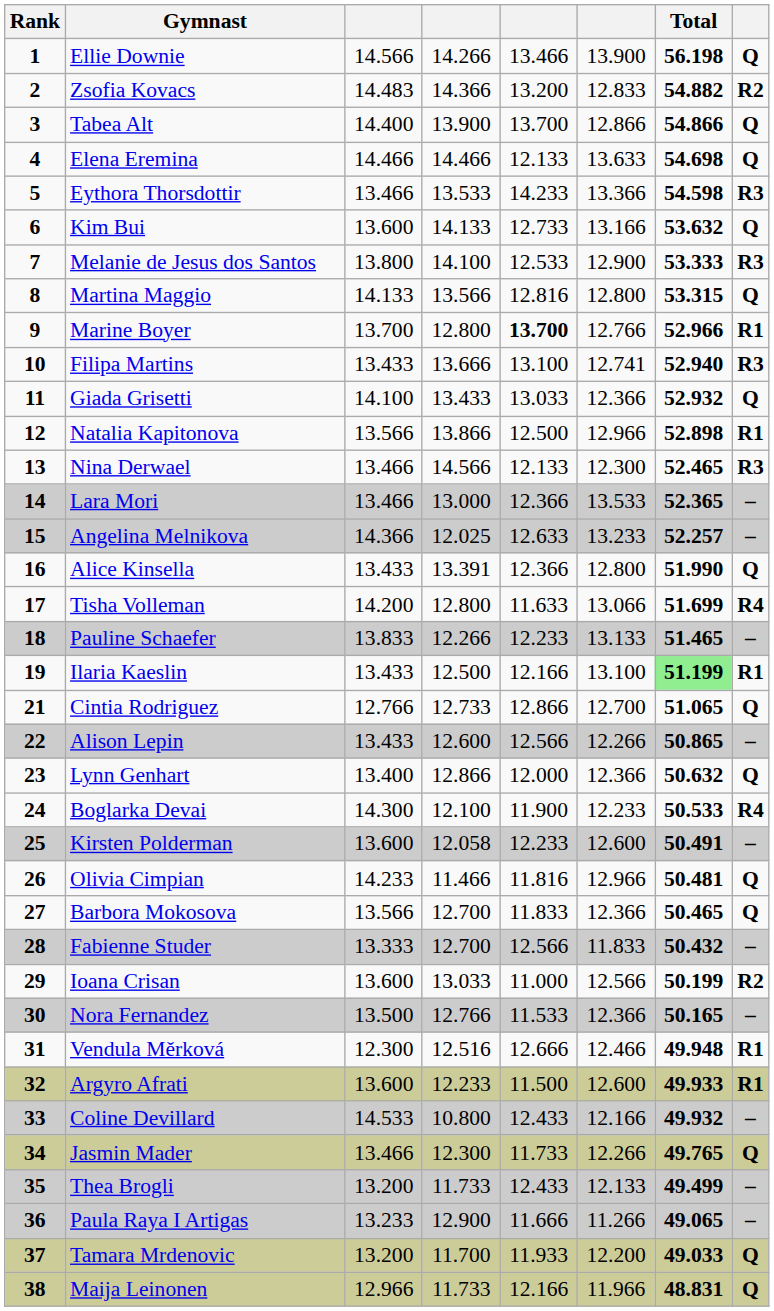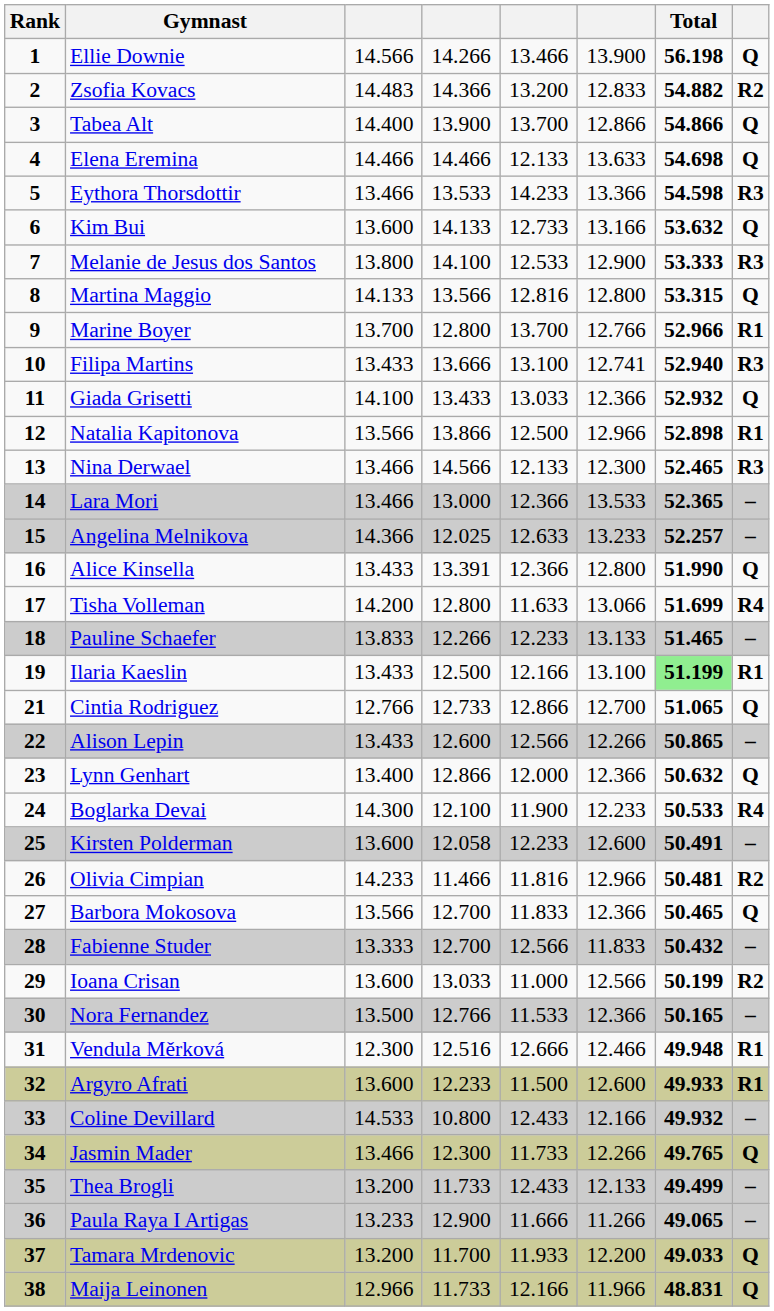(539, 329) bold -> (539, 329) normal
(750, 878) Q -> (750, 878) R2
